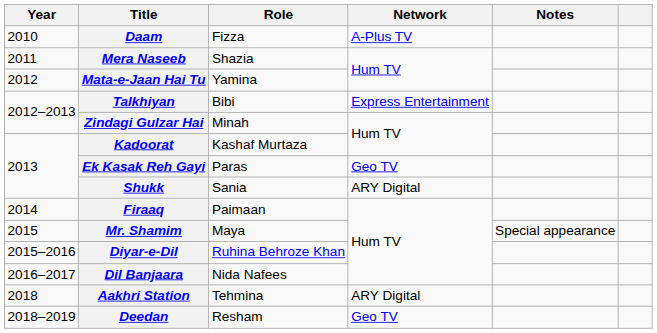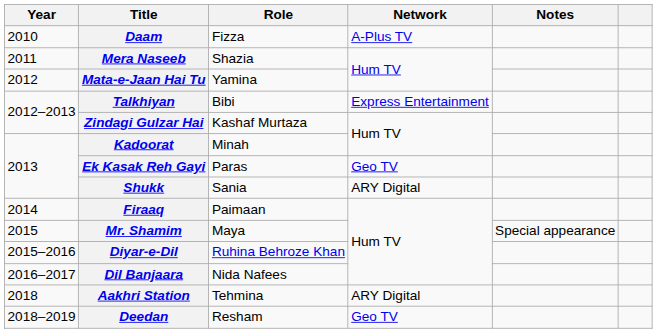(230, 123) Minah -> (260, 123) Kashaf Murtaza
(260, 144) Kashaf Murtaza -> (230, 144) Minah
